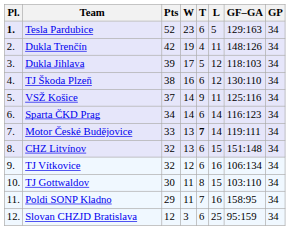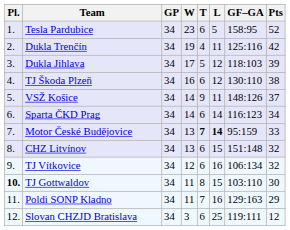columns swapped: (275, 13) <-> (171, 13)
(11, 30) bold -> (11, 30) normal
(244, 30) 129:163 -> (242, 30) 158:95
(244, 47) 148:126 -> (245, 47) 125:116
(244, 98) 125:116 -> (245, 98) 148:126
(216, 132) normal -> (217, 132) bold
(244, 132) 119:111 -> (242, 132) 95:159
(14, 183) normal -> (14, 183) bold
(242, 200) 158:95 -> (245, 200) 129:163
(242, 217) 95:159 -> (244, 217) 119:111
